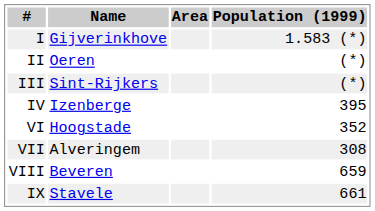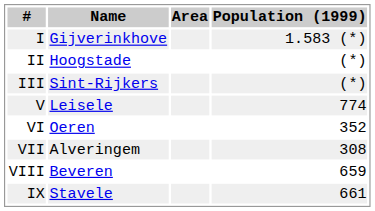(72, 61) Oeren -> (90, 61) Hoogstade
- row: (36, 105)
+ row: (40, 105)
(90, 128) Hoogstade -> (72, 128) Oeren
